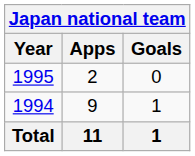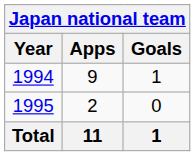rows swapped: (33, 106) <-> (33, 77)
